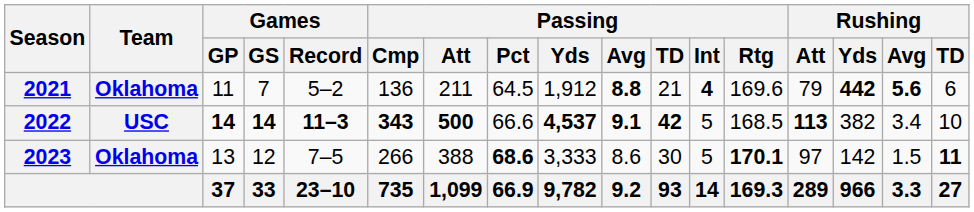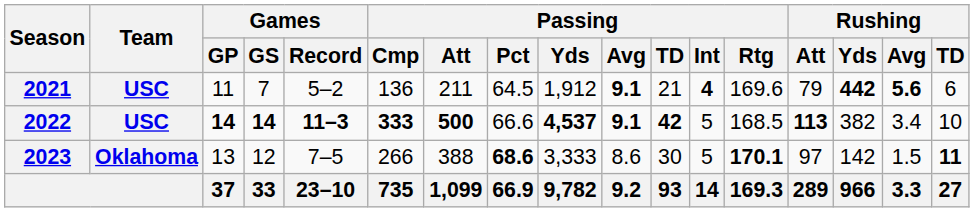(147, 88) Oklahoma -> (147, 88) USC
(626, 88) 8.8 -> (626, 88) 9.1
(396, 122) 343 -> (396, 122) 333
